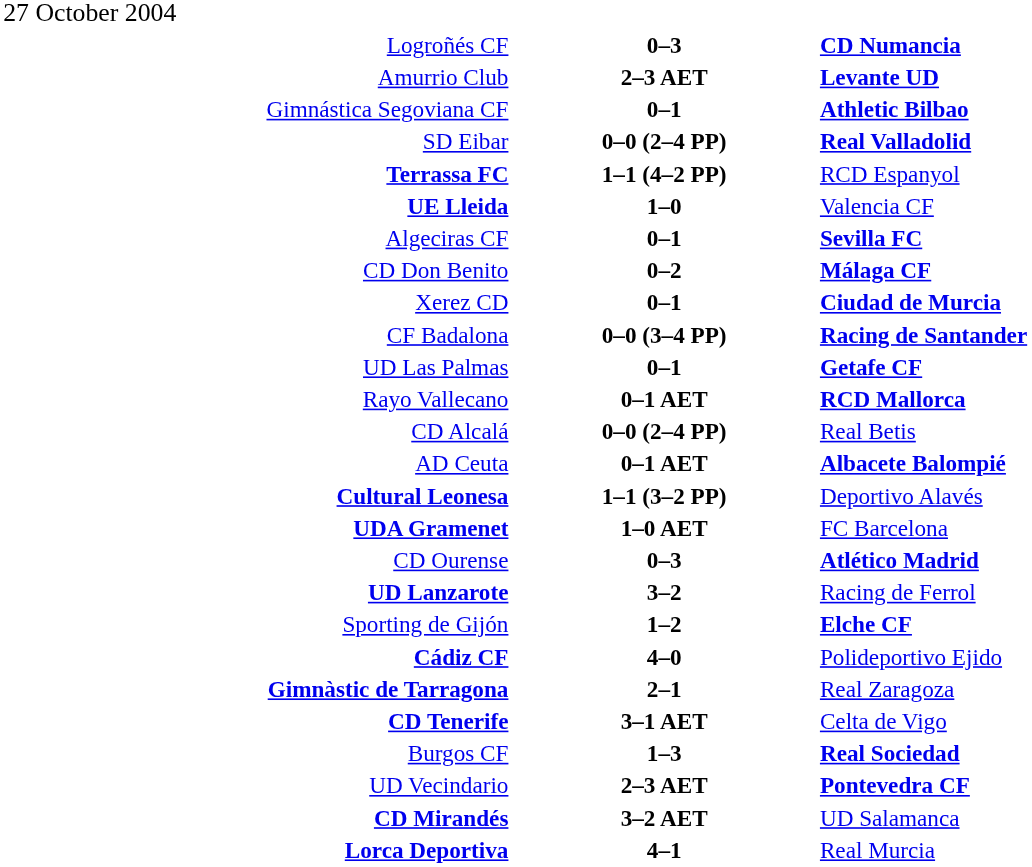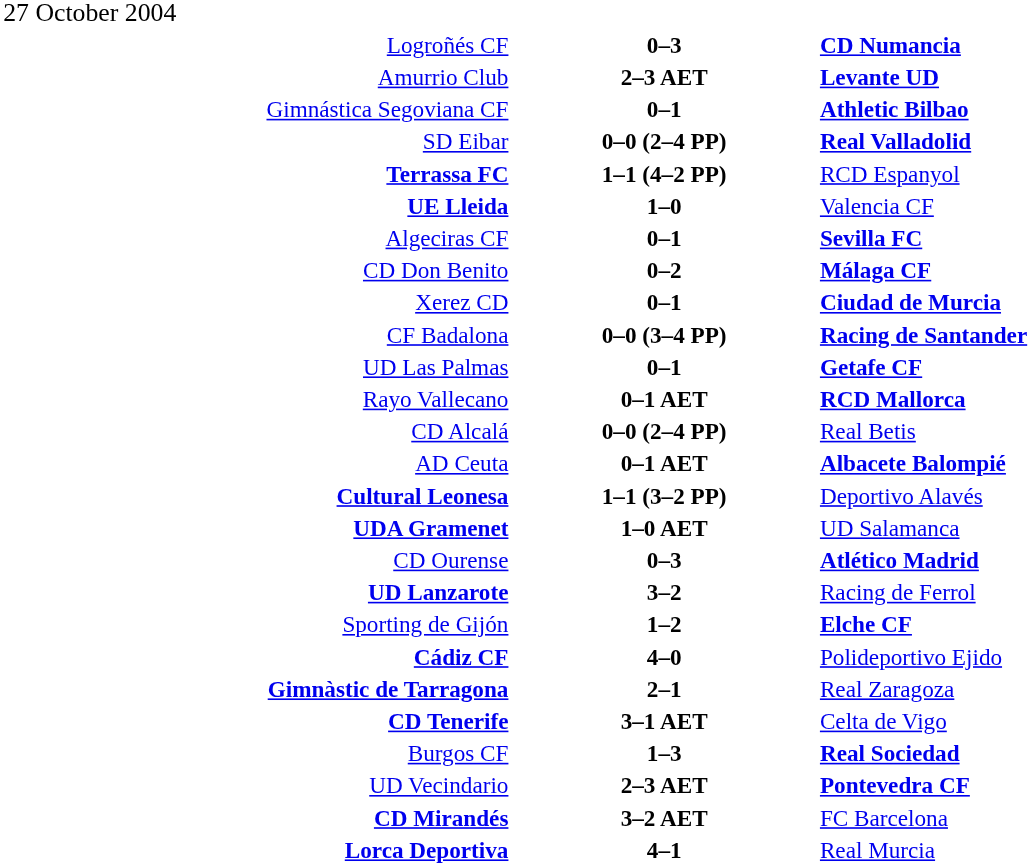(884, 528) FC Barcelona -> (890, 528) UD Salamanca
(890, 818) UD Salamanca -> (884, 818) FC Barcelona
